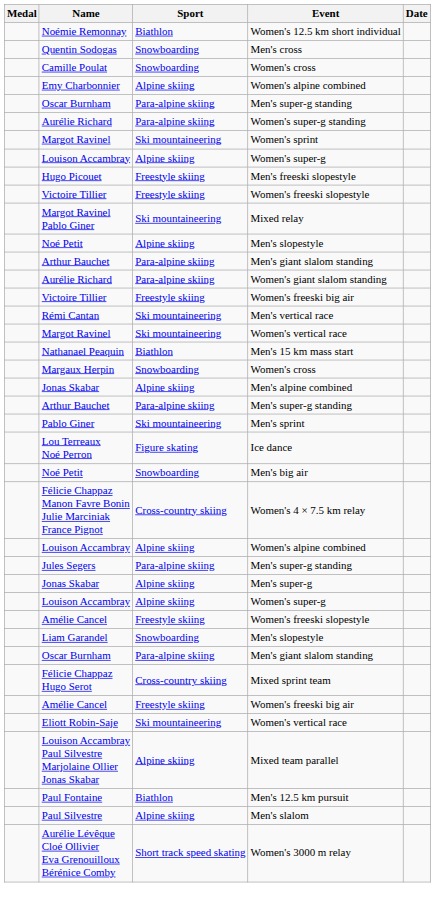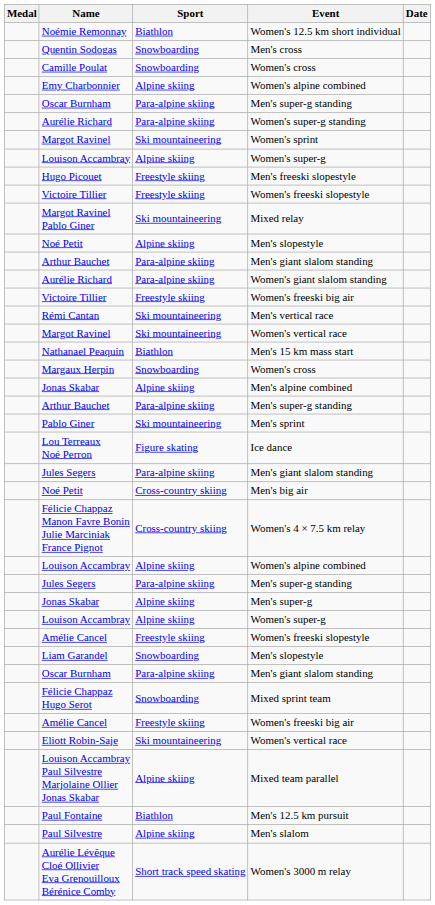+ row: (69, 472)
(167, 472) Snowboarding -> (181, 490) Cross-country skiing
(181, 680) Cross-country skiing -> (167, 698) Snowboarding
